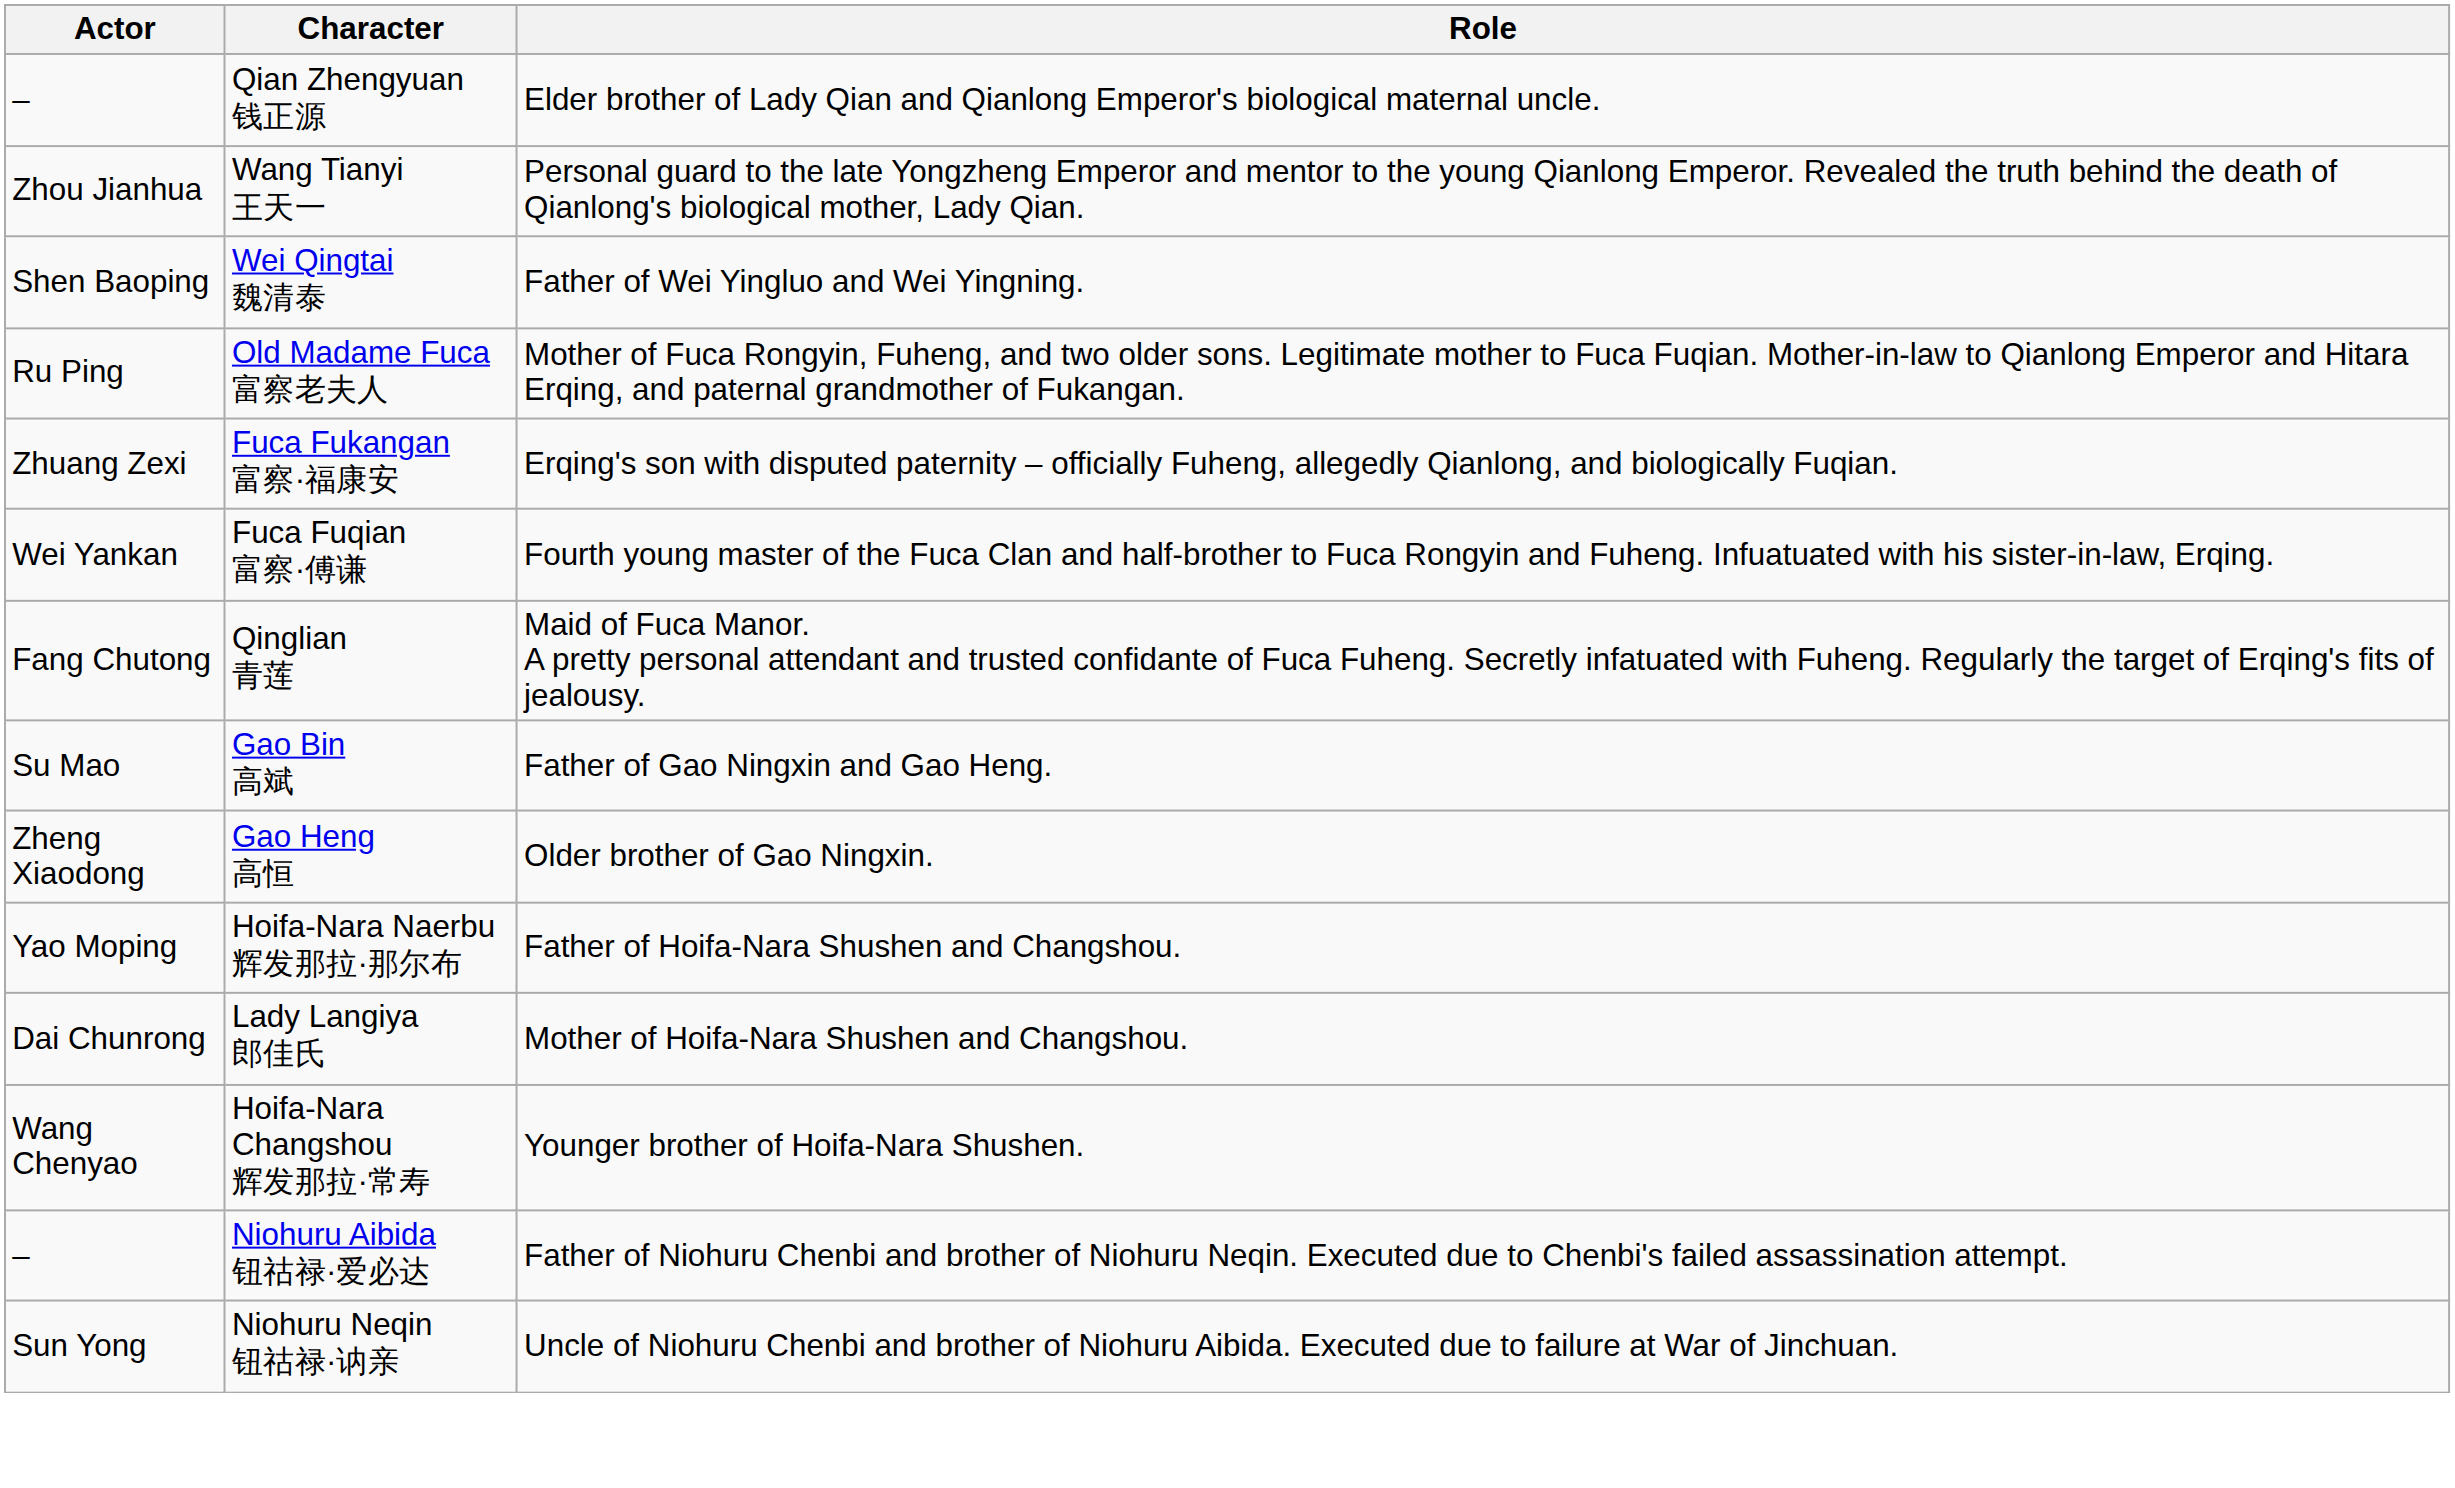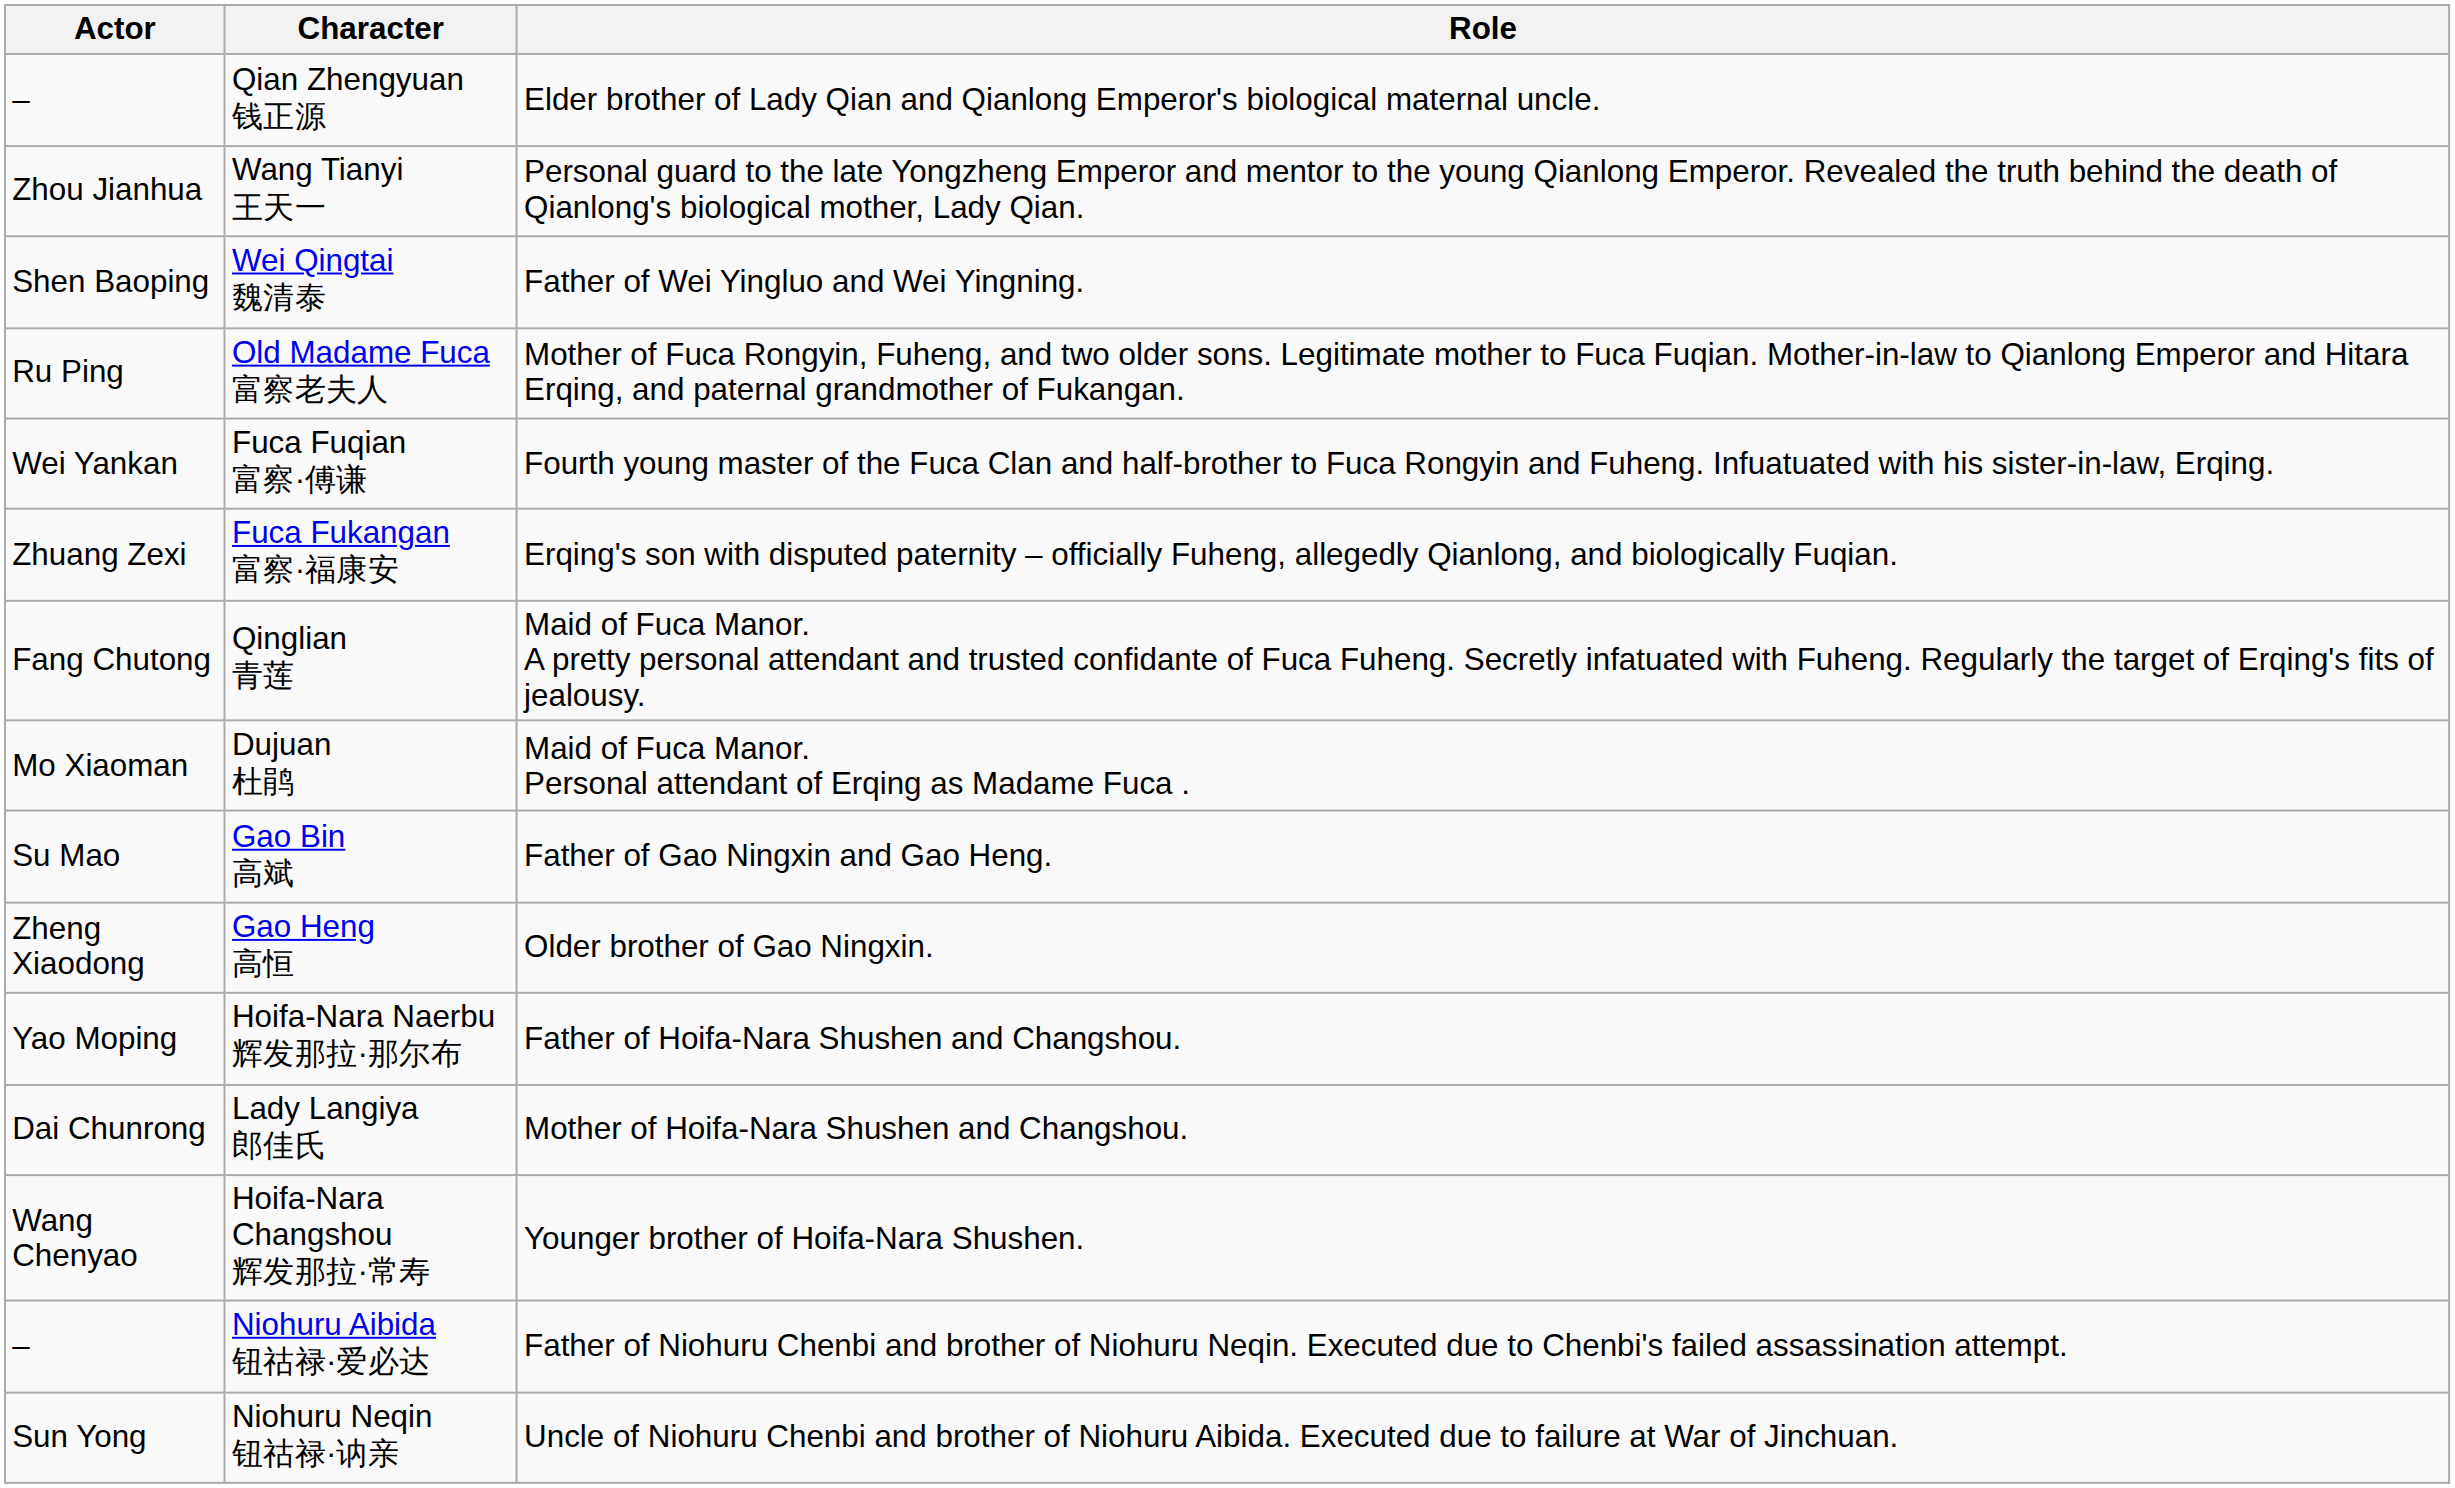rows swapped: (319, 552) <-> (341, 461)
+ row: (282, 763)
